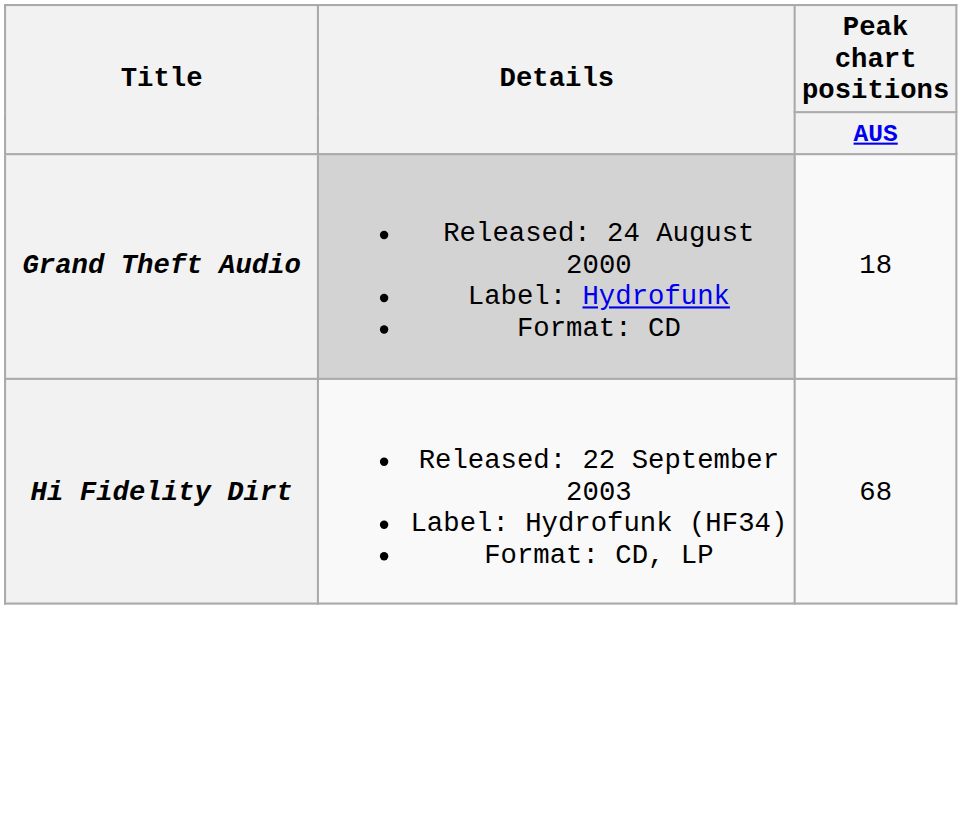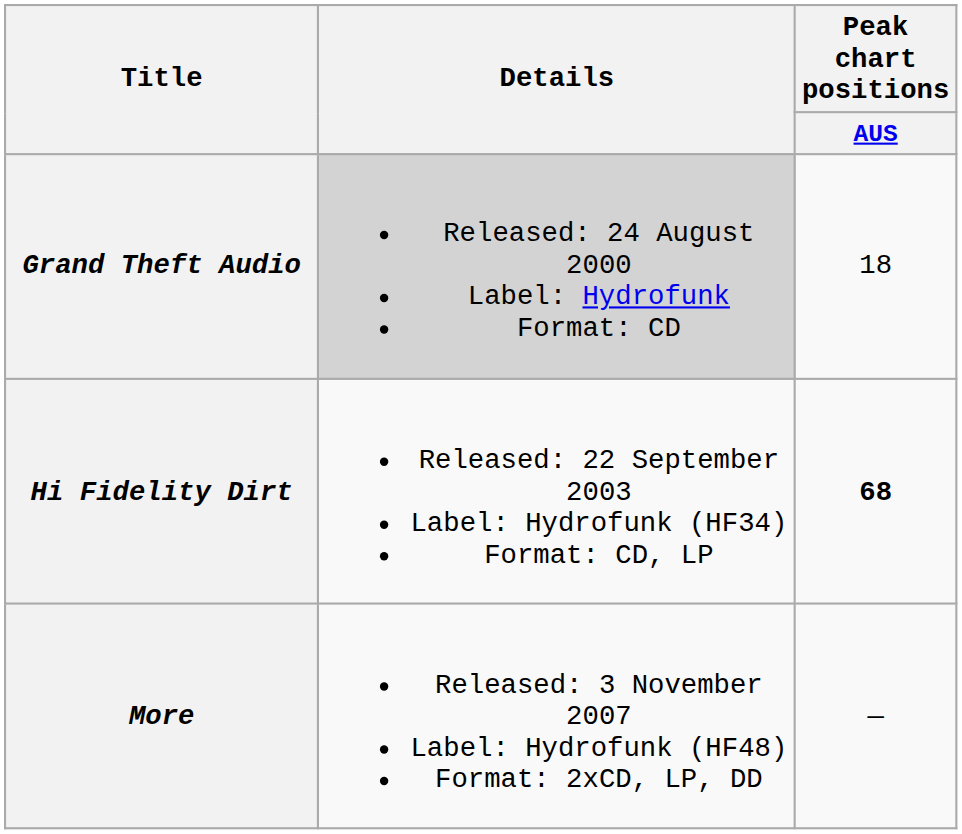(876, 491) normal -> (876, 491) bold
+ row: (162, 717)
